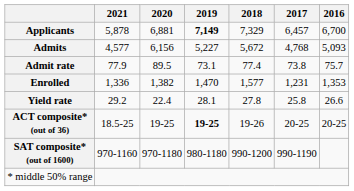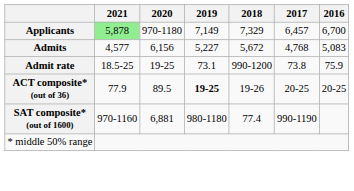(117, 30) no background -> (117, 30) lightgreen background
(162, 30) 6,881 -> (162, 30) 970-1180
(207, 30) bold -> (207, 30) normal
(334, 48) 5,093 -> (334, 48) 5,083
(117, 65) 77.9 -> (117, 65) 18.5-25
(162, 65) 89.5 -> (162, 65) 19-25
(252, 65) 77.4 -> (252, 65) 990-1200
(334, 65) 75.7 -> (334, 65) 75.9
- row: (50, 82)
- row: (50, 100)
(117, 123) 18.5-25 -> (117, 89) 77.9
(162, 123) 19-25 -> (162, 89) 89.5
(162, 153) 970-1180 -> (162, 118) 6,881
(252, 153) 990-1200 -> (252, 118) 77.4
